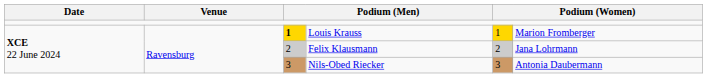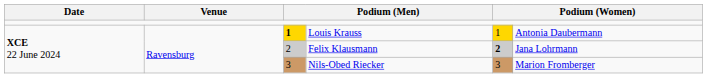(555, 33) Marion Fromberger -> (559, 33) Antonia Daubermann
(498, 49) normal -> (498, 49) bold
(559, 65) Antonia Daubermann -> (555, 65) Marion Fromberger
